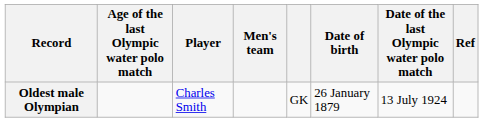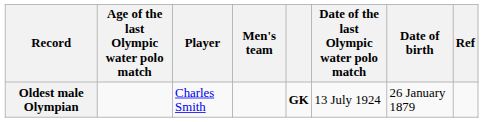columns swapped: (344, 43) <-> (415, 43)
(299, 99) normal -> (299, 99) bold
